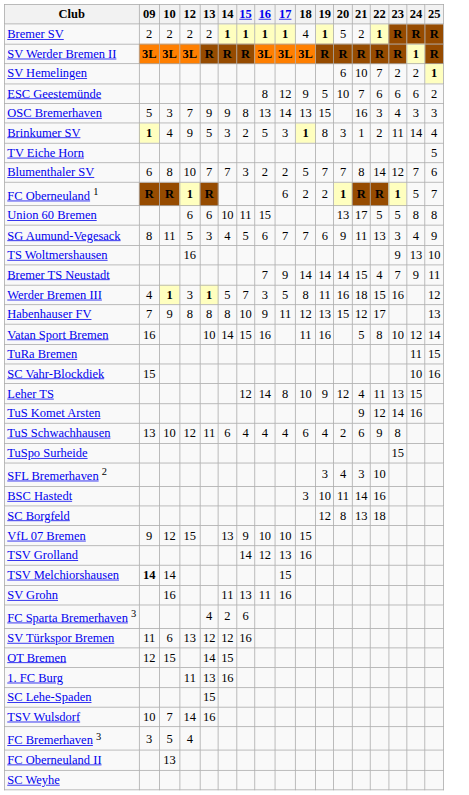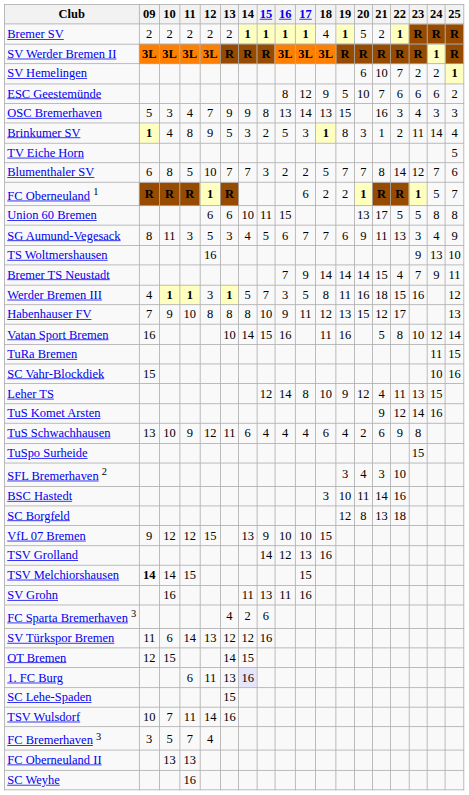+ column: (190, 14)
(227, 677) no background -> (248, 677) lavender background
